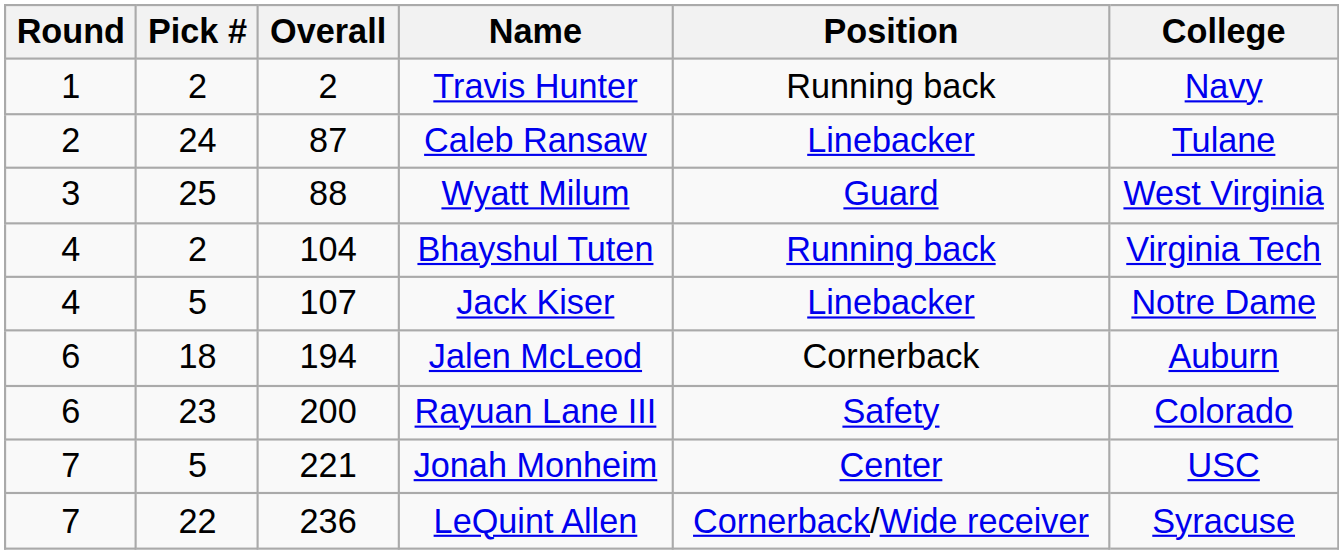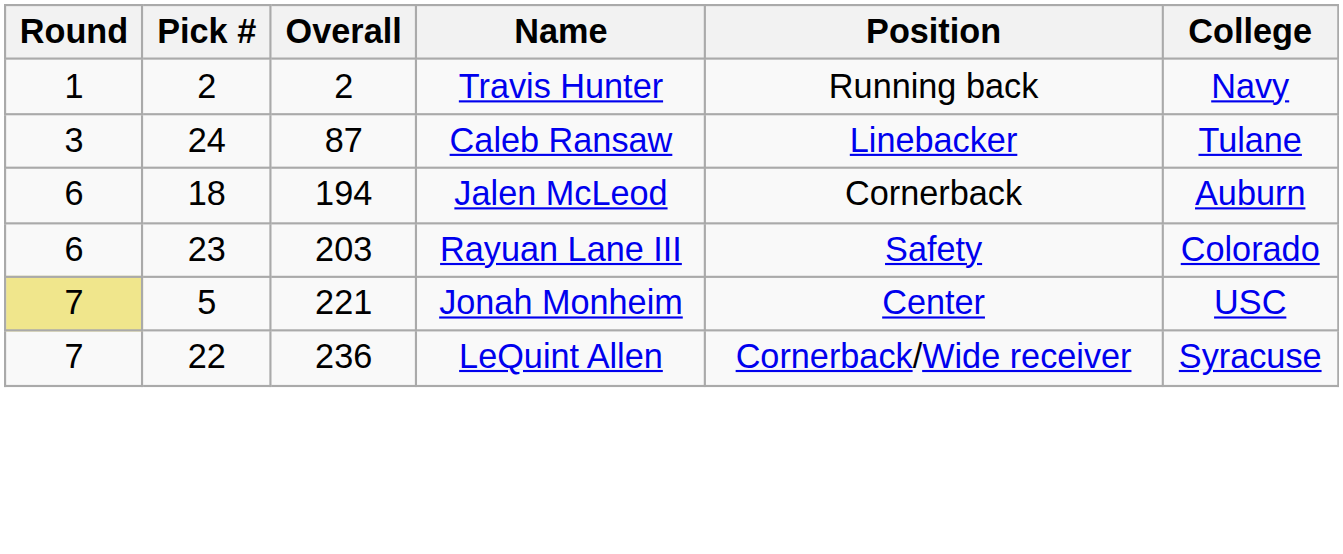(71, 140) 2 -> (74, 140) 3
- row: (535, 194)
- row: (535, 248)
- row: (535, 303)
(328, 411) 200 -> (344, 248) 203
(71, 466) no background -> (74, 303) khaki background
